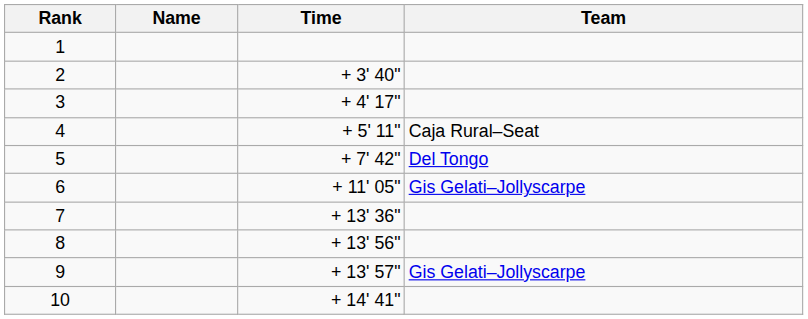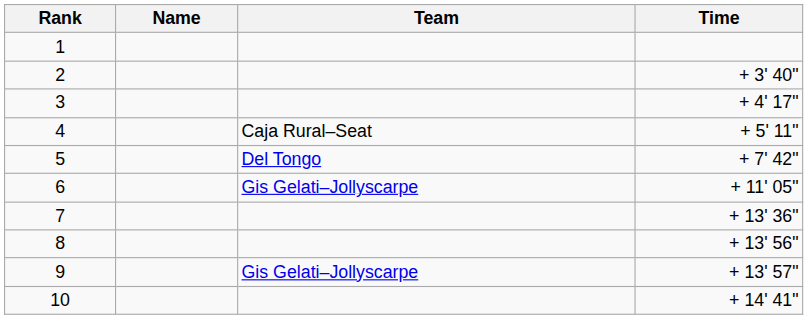columns swapped: (604, 18) <-> (321, 18)
